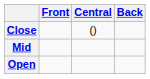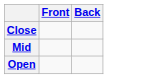- column: (93, 13)
